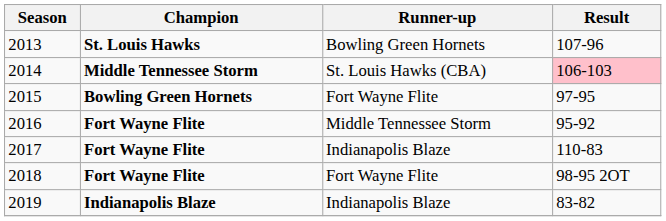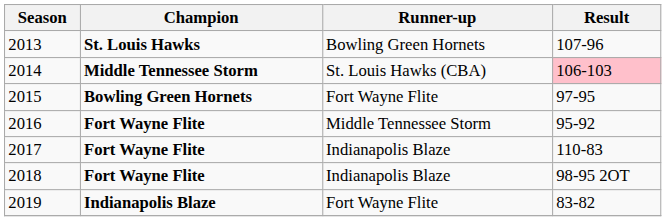(382, 176) Fort Wayne Flite -> (388, 176) Indianapolis Blaze
(388, 202) Indianapolis Blaze -> (382, 202) Fort Wayne Flite
